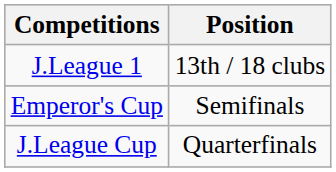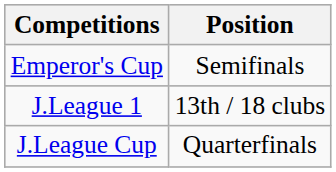rows swapped: (87, 65) <-> (87, 105)
